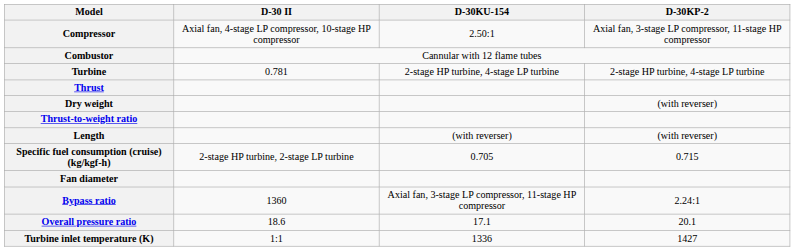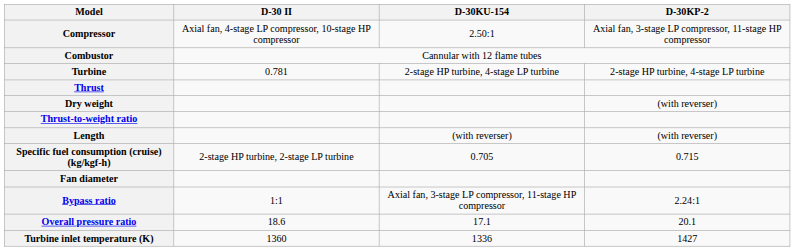(276, 200) 1360 -> (276, 200) 1:1
(276, 238) 1:1 -> (276, 238) 1360
